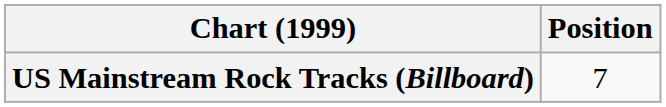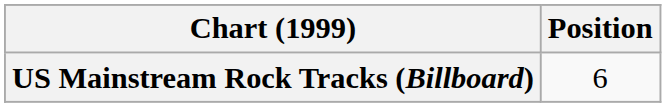(600, 76) 7 -> (600, 76) 6
